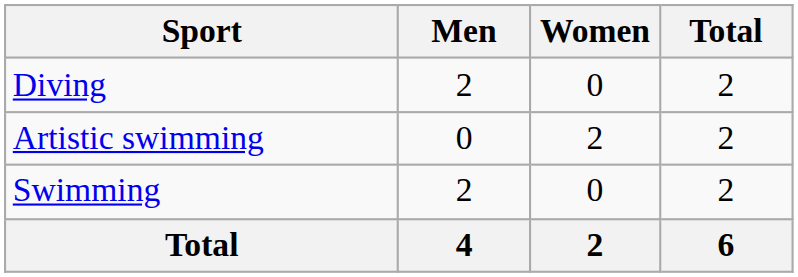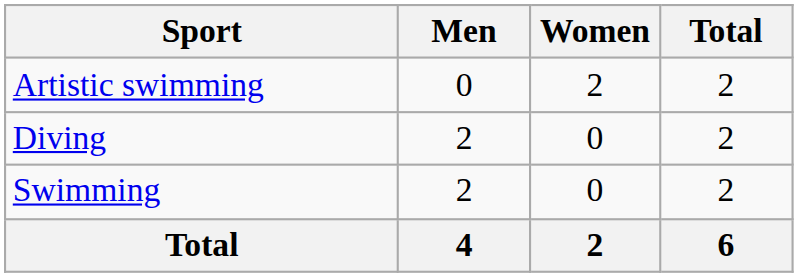rows swapped: (138, 137) <-> (59, 84)
